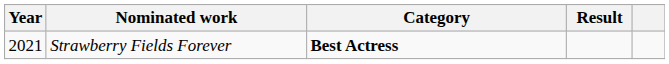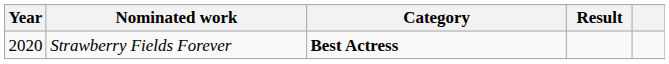(25, 44) 2021 -> (25, 44) 2020
